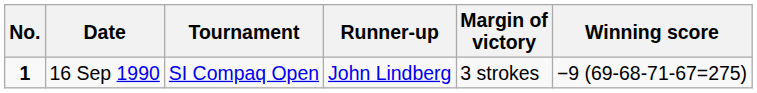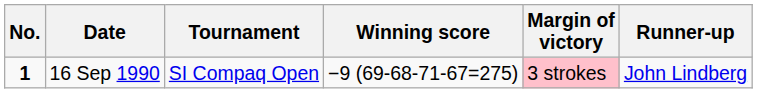columns swapped: (652, 31) <-> (390, 31)
(500, 73) no background -> (567, 73) pink background
